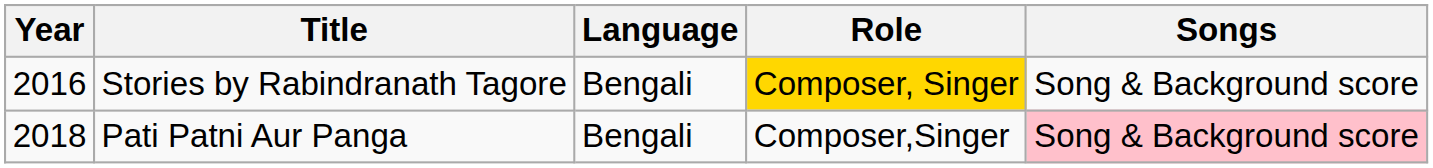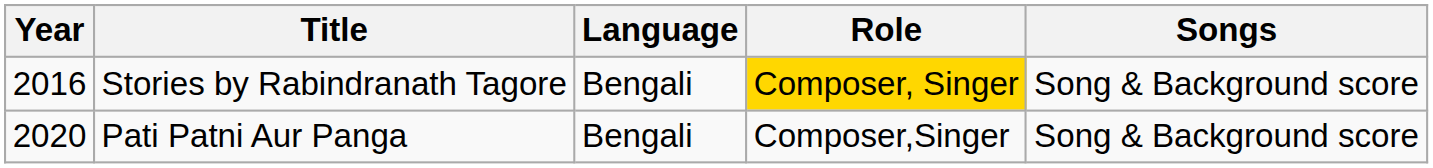(50, 135) 2018 -> (50, 135) 2020
(1227, 135) pink background -> (1227, 135) no background
